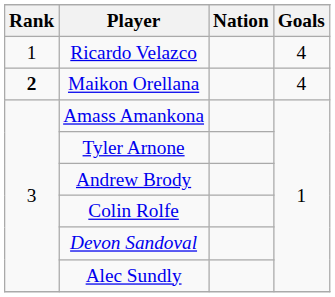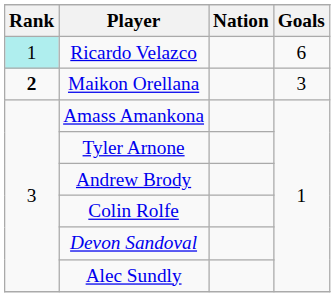(32, 52) no background -> (32, 52) paleturquoise background
(301, 52) 4 -> (301, 52) 6
(301, 84) 4 -> (301, 84) 3
